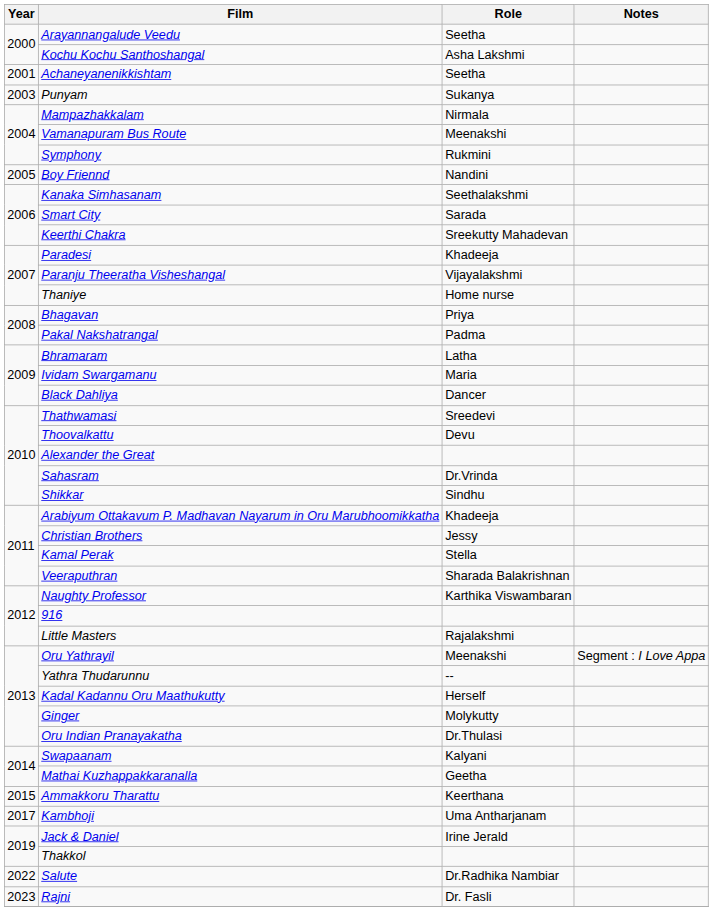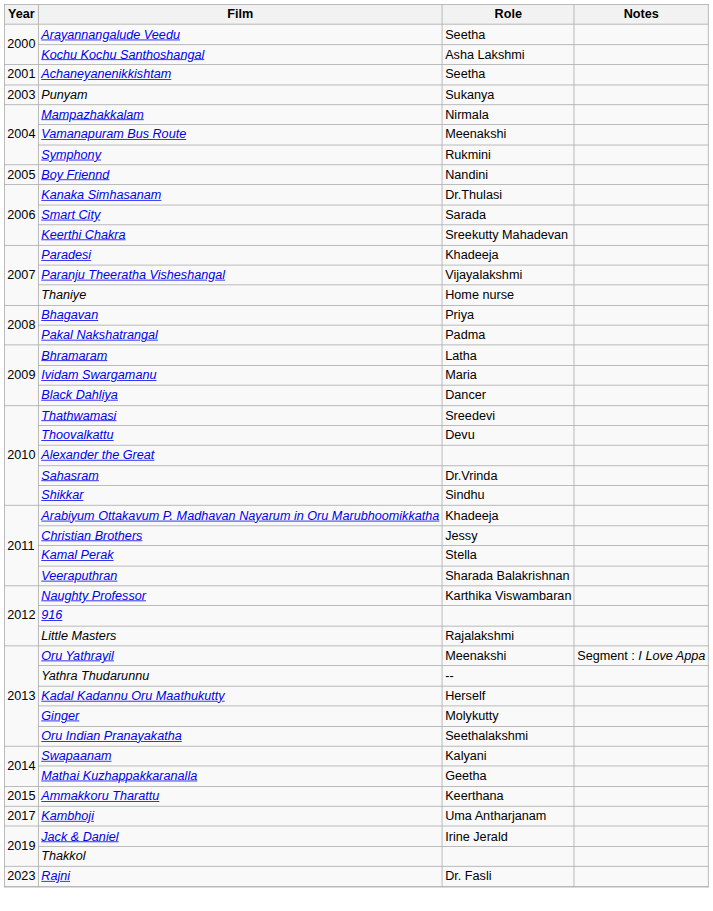(487, 194) Seethalakshmi -> (474, 194) Dr.Thulasi
(474, 736) Dr.Thulasi -> (487, 736) Seethalakshmi
- row: (59, 876)
